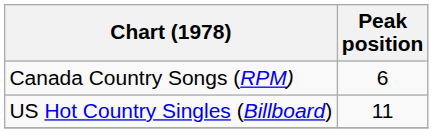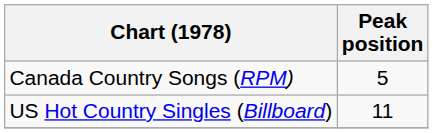(383, 77) 6 -> (383, 77) 5
